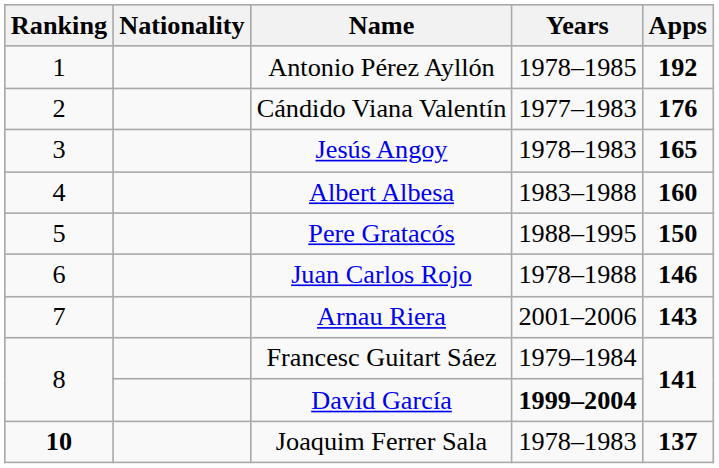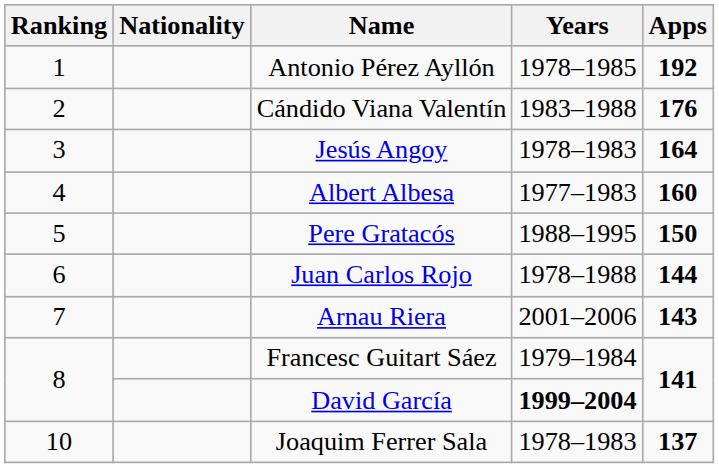(577, 108) 1977–1983 -> (577, 108) 1983–1988
(678, 150) 165 -> (678, 150) 164
(577, 191) 1983–1988 -> (577, 191) 1977–1983
(678, 274) 146 -> (678, 274) 144
(59, 441) bold -> (59, 441) normal
